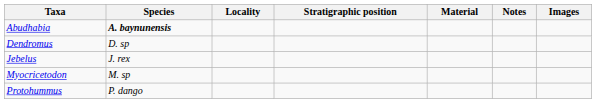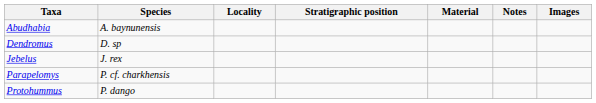(140, 28) bold -> (130, 28) normal
- row: (37, 75)
+ row: (33, 75)
